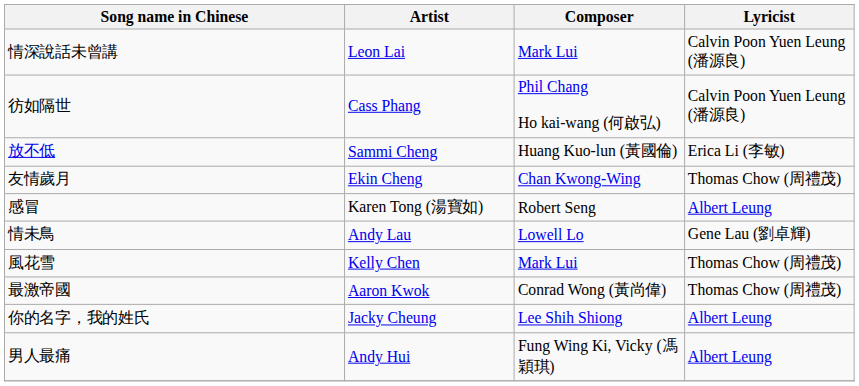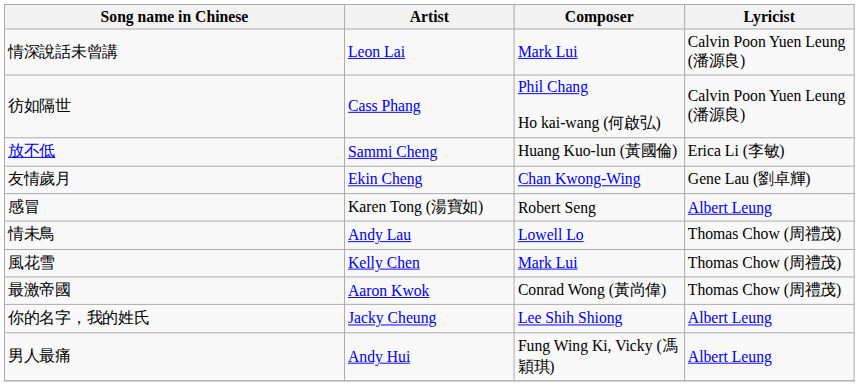(764, 179) Thomas Chow (周禮茂) -> (749, 179) Gene Lau (劉卓輝)
(749, 234) Gene Lau (劉卓輝) -> (764, 234) Thomas Chow (周禮茂)
